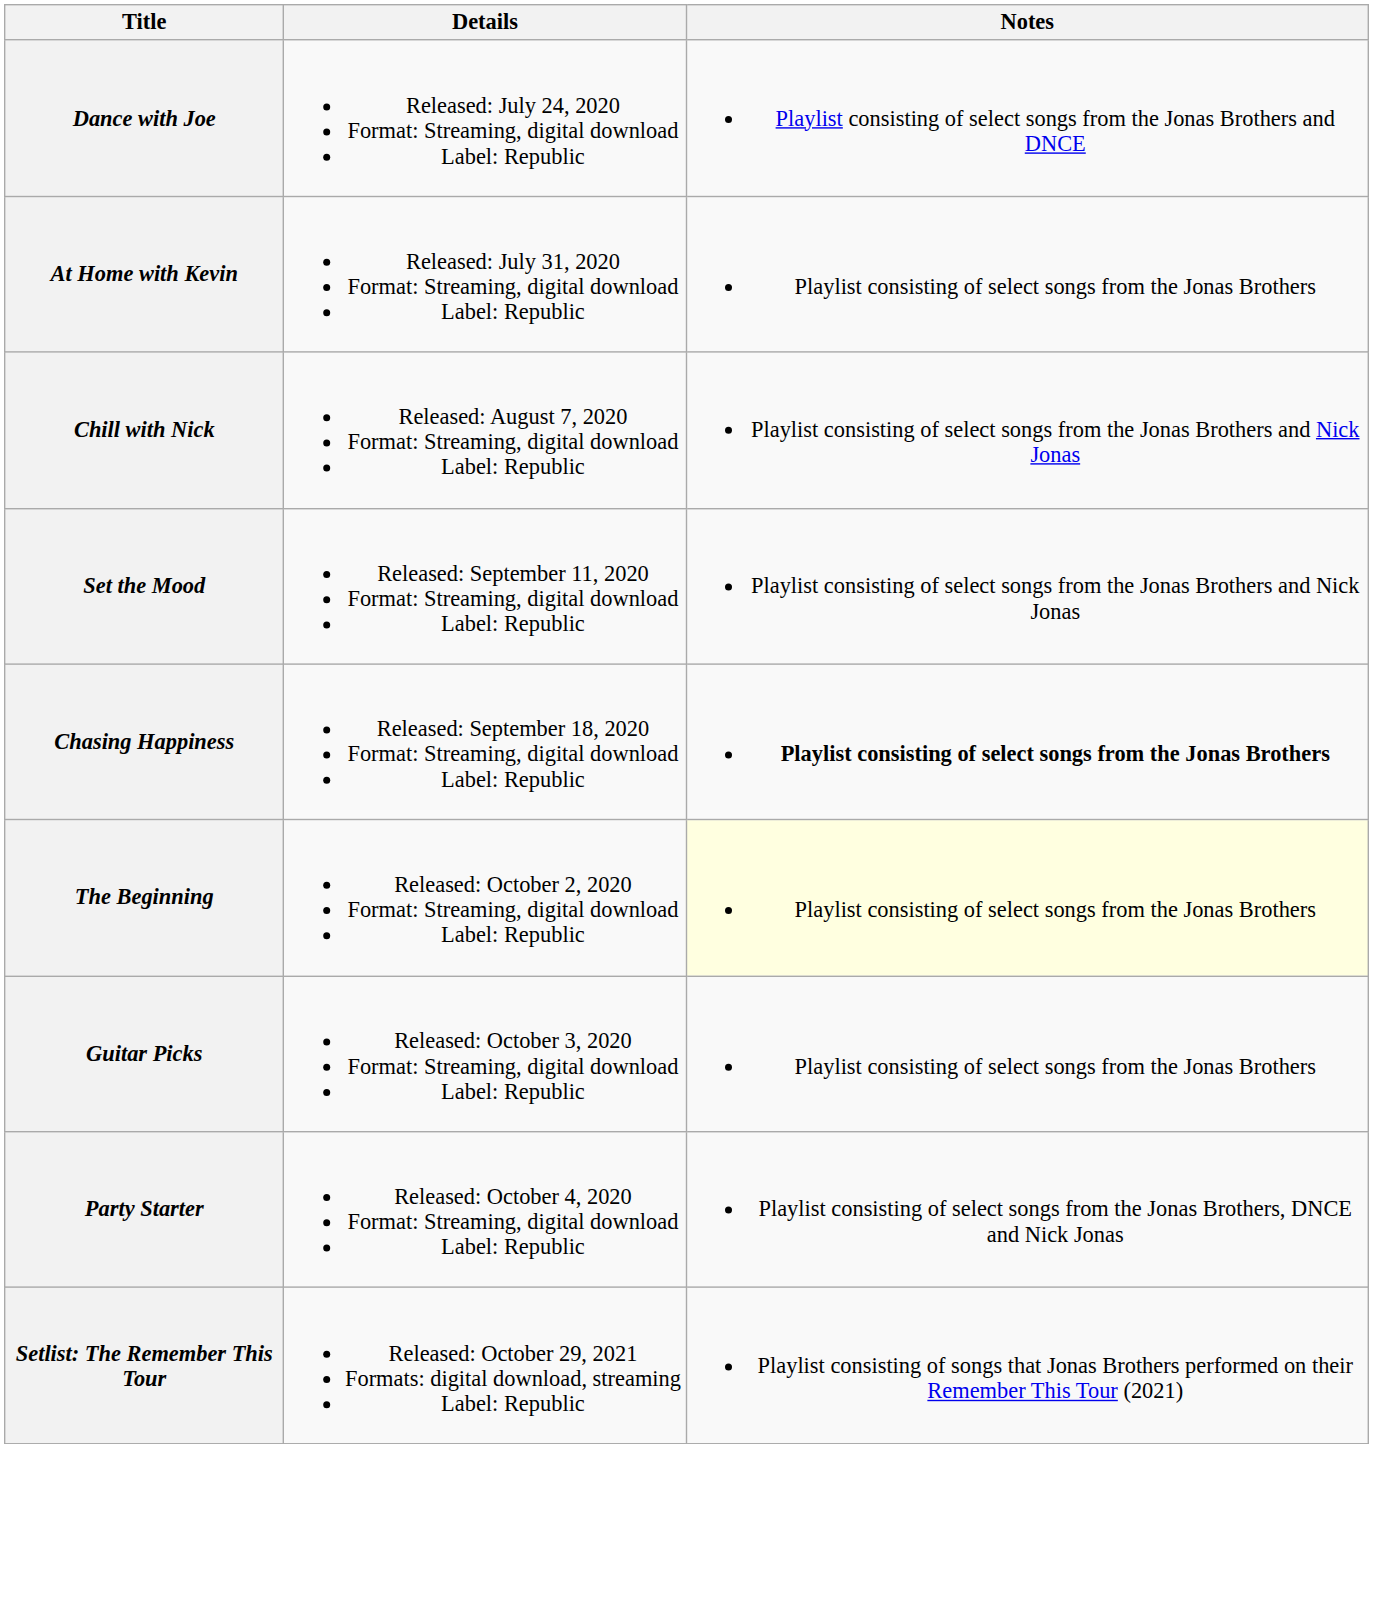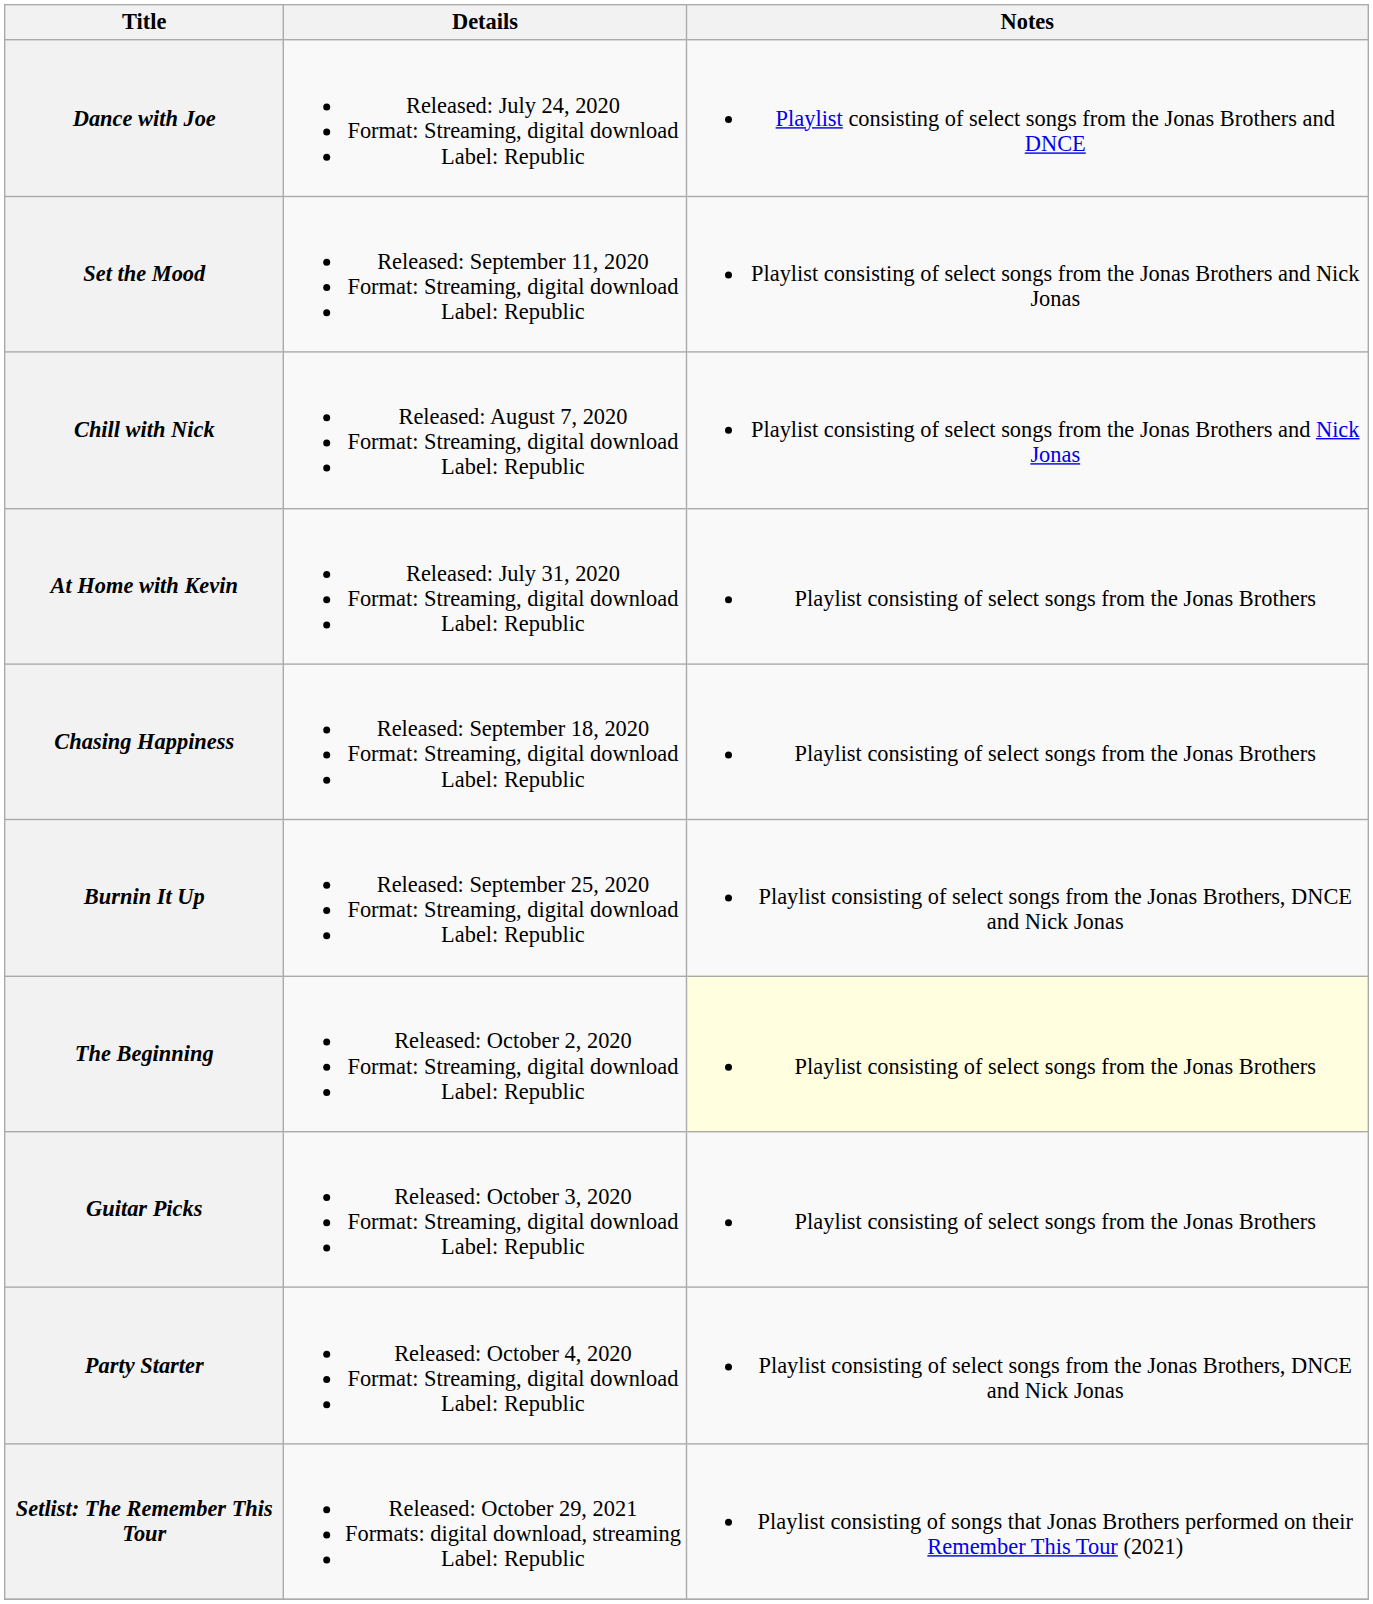rows swapped: (144, 273) <-> (144, 585)
(1027, 754) bold -> (1027, 754) normal
+ row: (144, 897)
